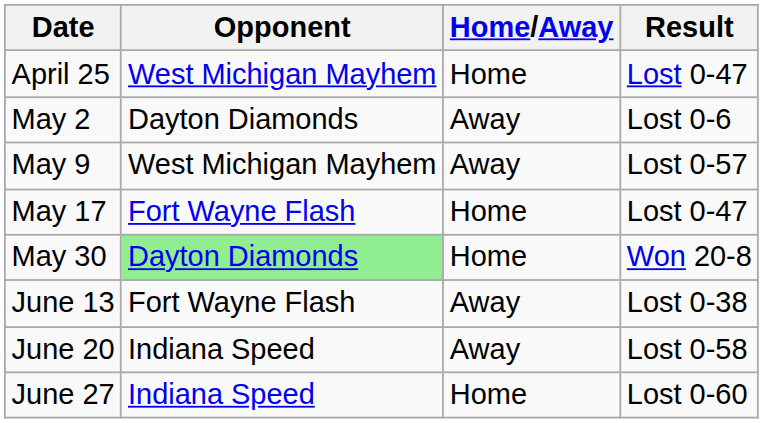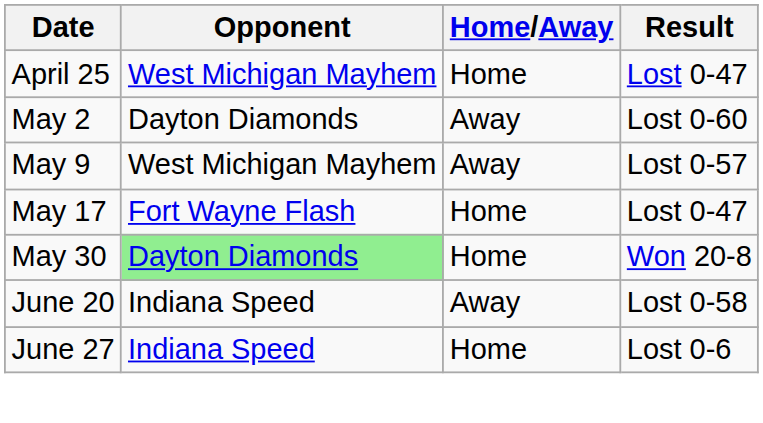(679, 119) Lost 0-6 -> (687, 119) Lost 0-60
- row: (63, 303)
(687, 394) Lost 0-60 -> (679, 348) Lost 0-6
